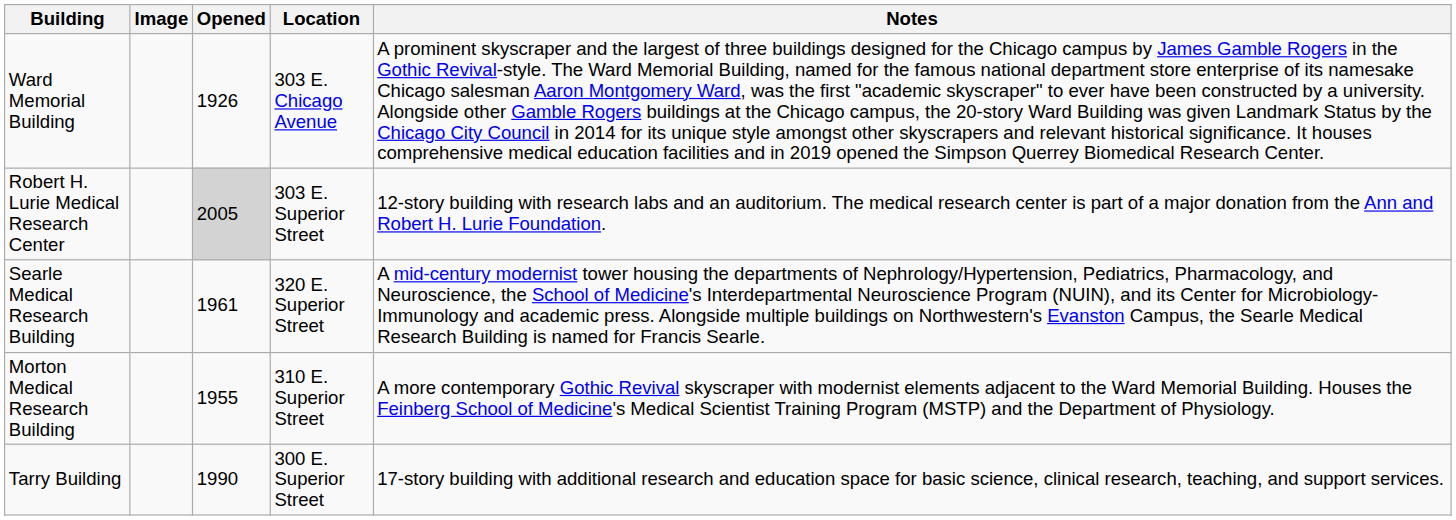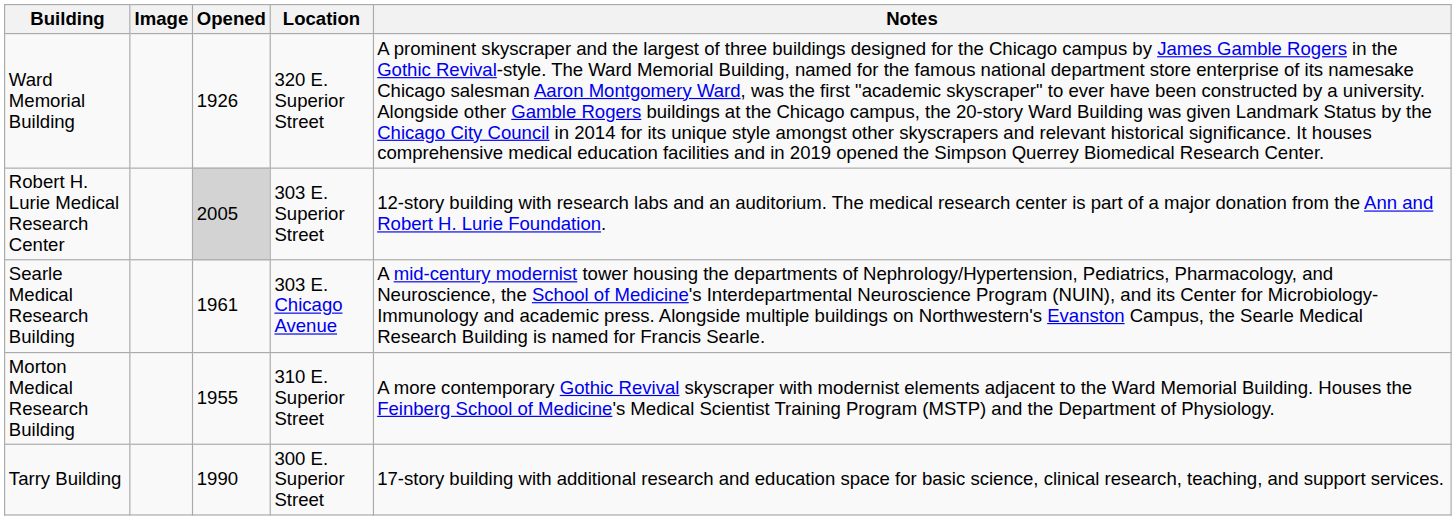(308, 100) 303 E. Chicago Avenue -> (310, 100) 320 E. Superior Street
(310, 305) 320 E. Superior Street -> (308, 305) 303 E. Chicago Avenue
